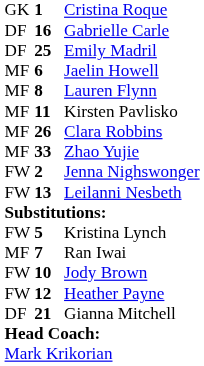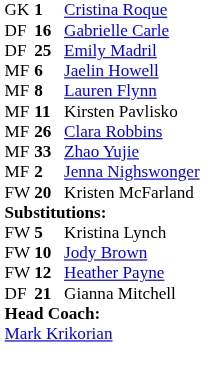(17, 171) FW -> (17, 171) MF
- row: (123, 192)
+ row: (129, 192)
- row: (95, 252)
